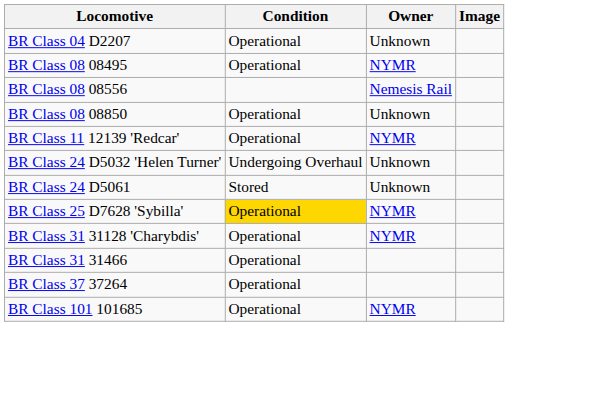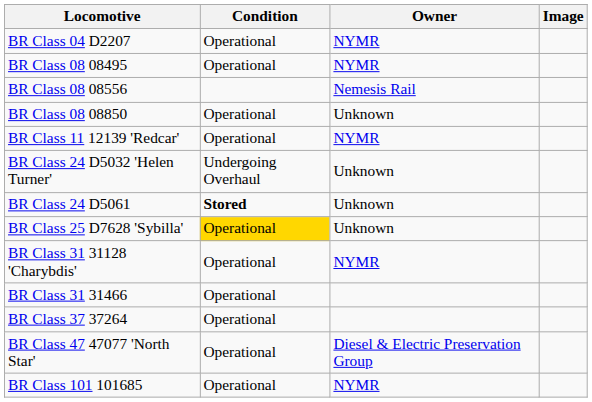(400, 41) Unknown -> (356, 41) NYMR
(248, 187) normal -> (225, 204) bold
(393, 211) NYMR -> (364, 228) Unknown
+ row: (89, 352)
